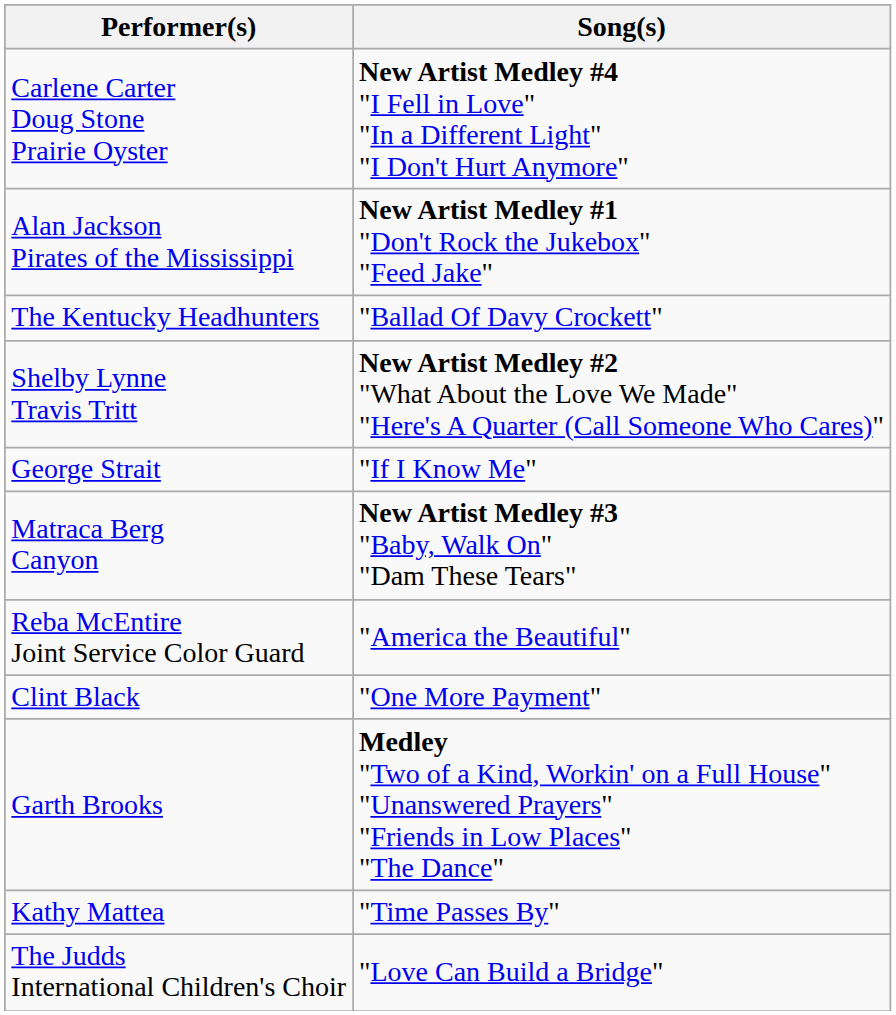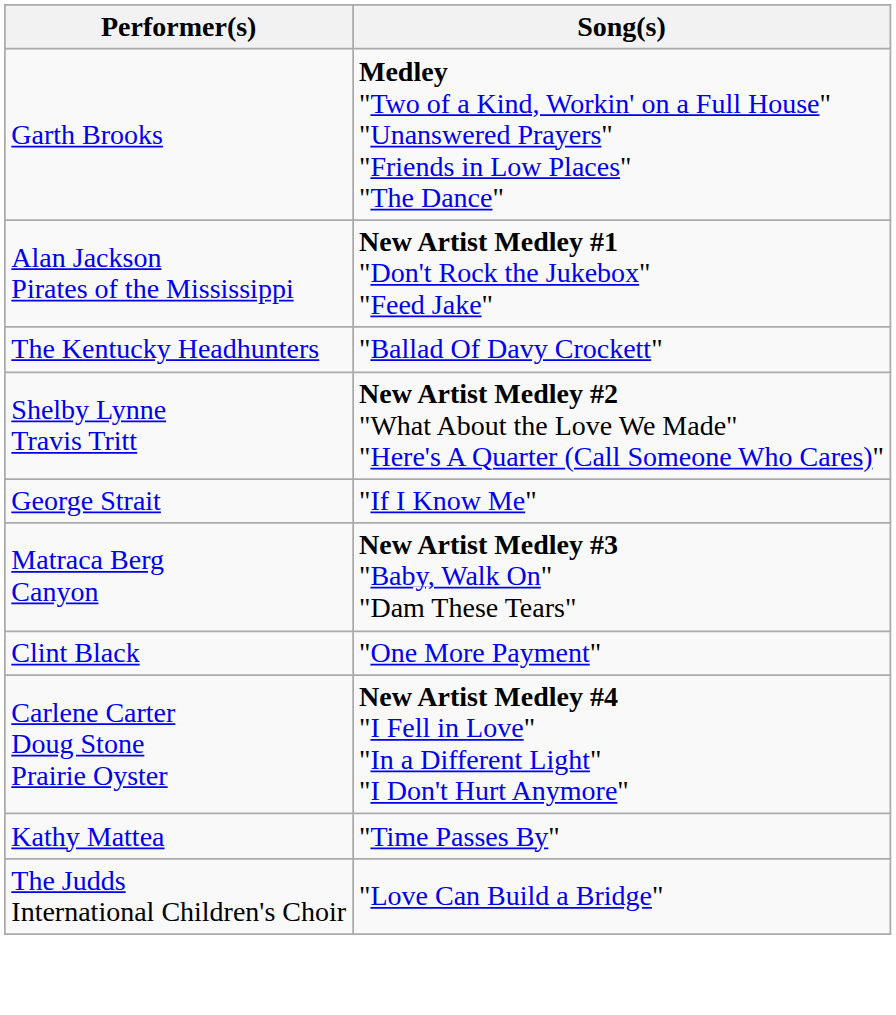rows swapped: (87, 804) <-> (93, 118)
- row: (158, 636)
